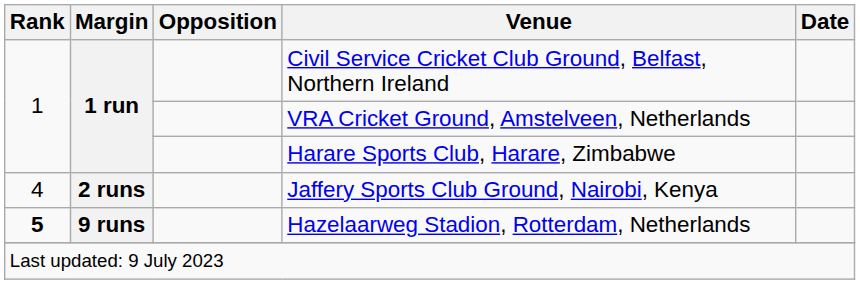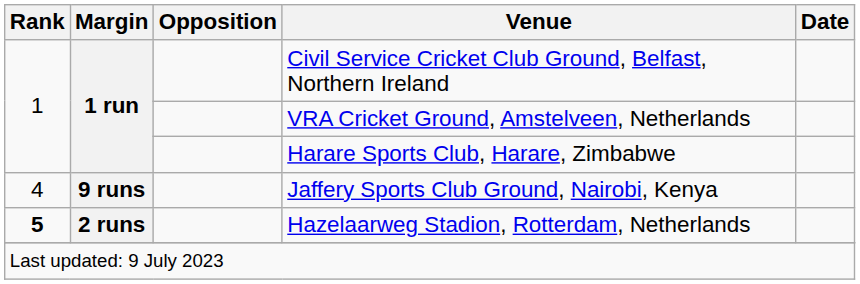(112, 189) 2 runs -> (112, 189) 9 runs
(112, 225) 9 runs -> (112, 225) 2 runs
